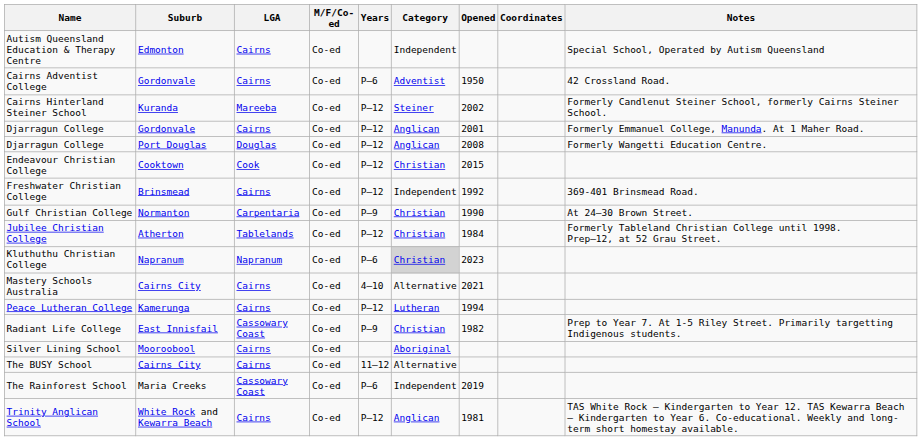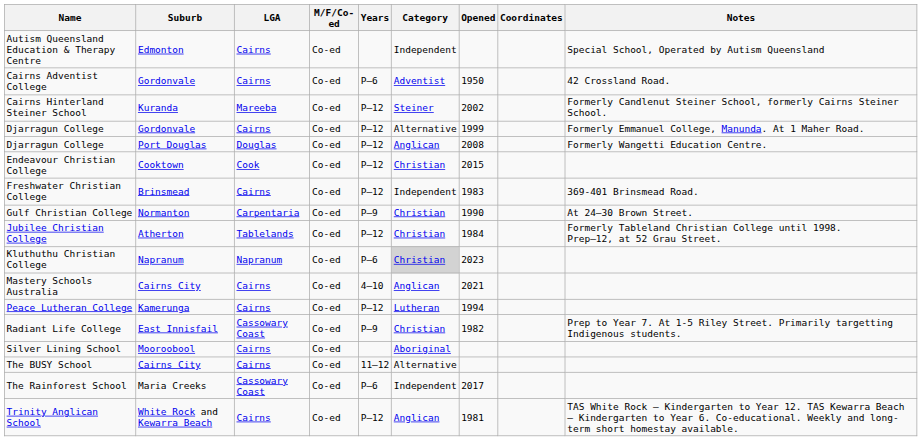(417, 129) Anglican -> (425, 129) Alternative
(473, 129) 2001 -> (473, 129) 1999
(473, 192) 1992 -> (473, 192) 1983
(425, 286) Alternative -> (417, 286) Anglican
(473, 385) 2019 -> (473, 385) 2017
